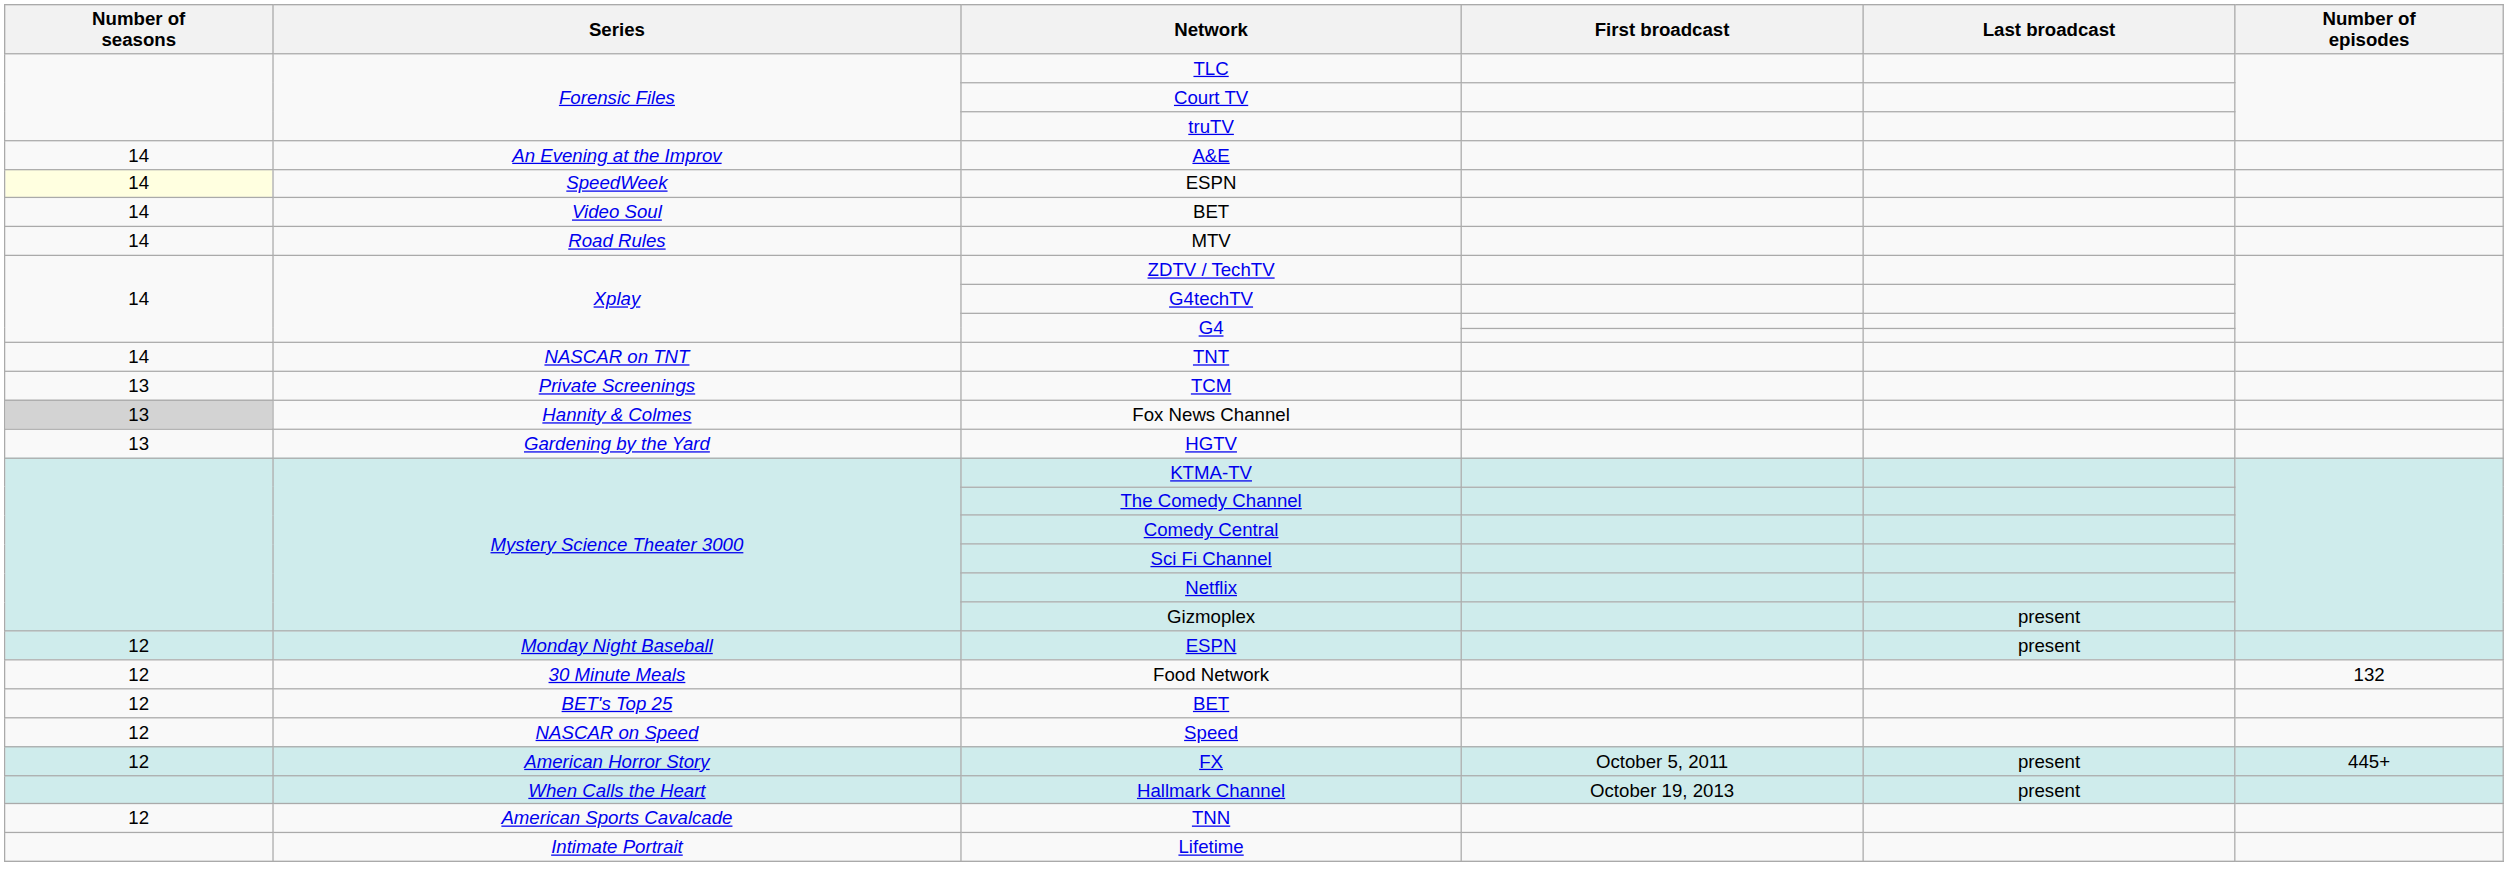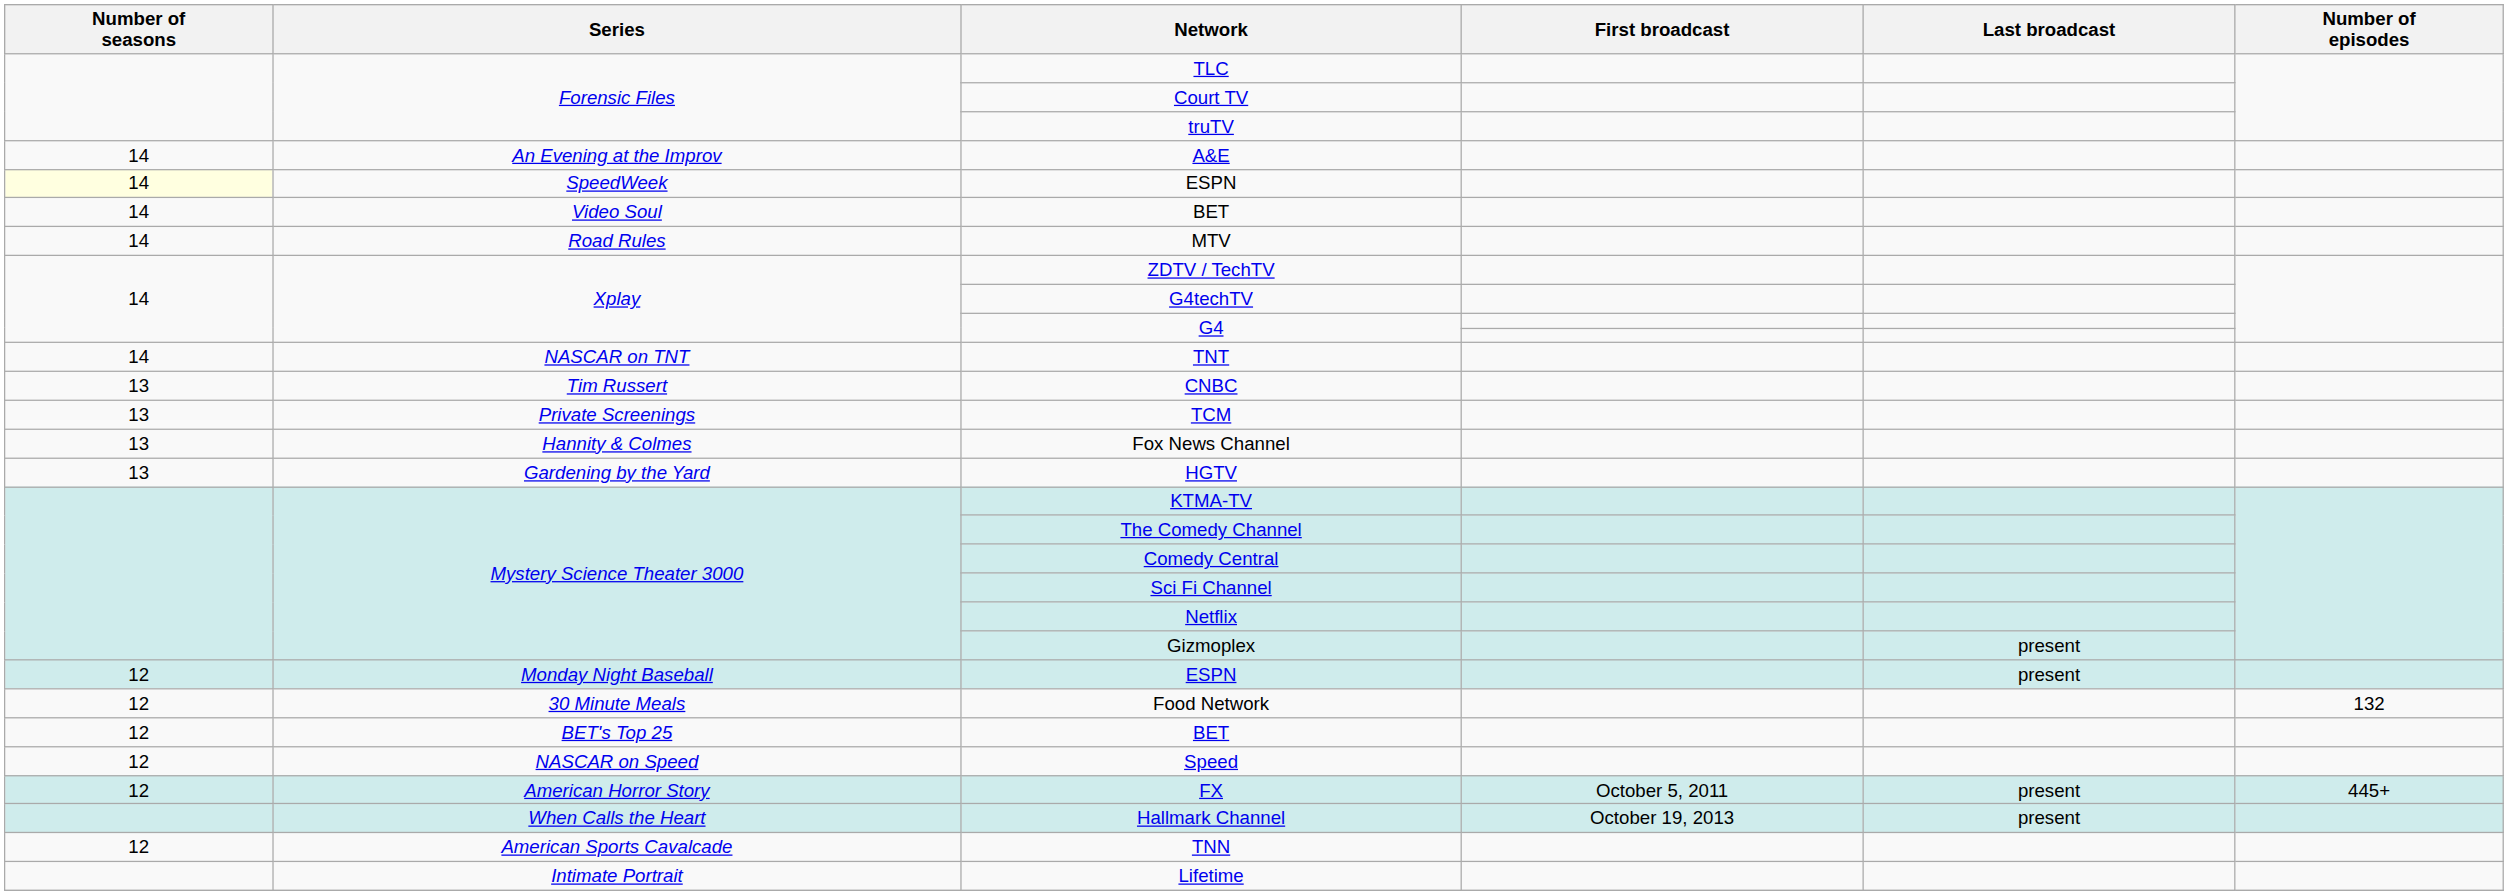+ row: (617, 385)
(139, 414) lightgrey background -> (139, 443) no background
